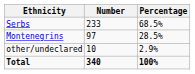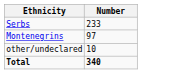- column: (163, 11)
